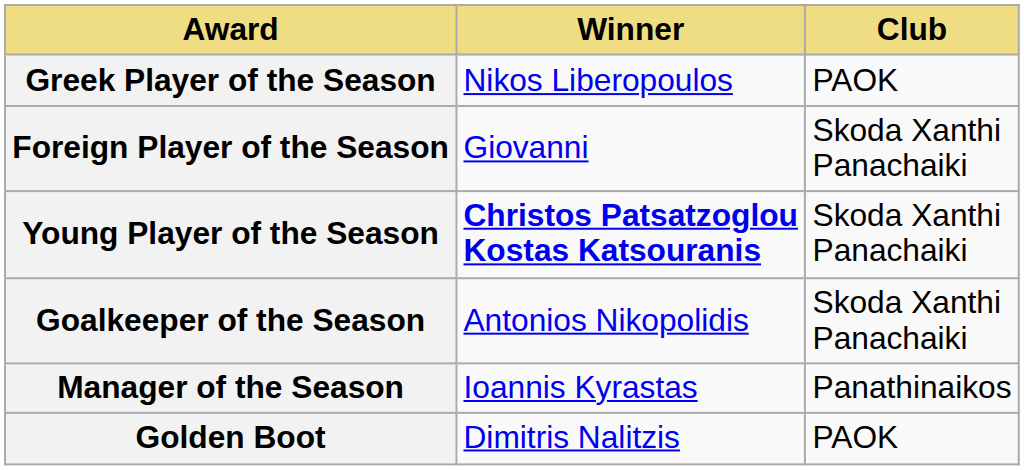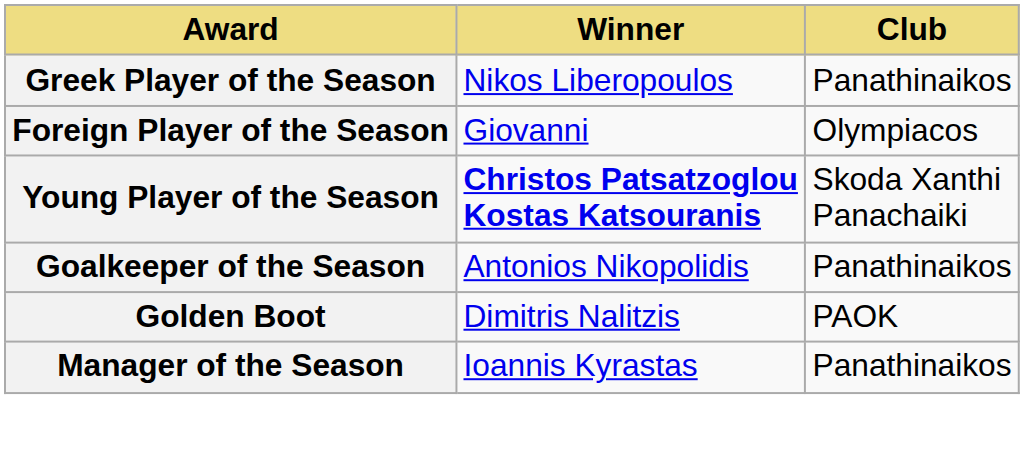(855, 79) PAOK -> (912, 79) Panathinaikos
(907, 147) Skoda Xanthi Panachaiki -> (895, 130) Olympiacos
(907, 319) Skoda Xanthi Panachaiki -> (912, 266) Panathinaikos
rows swapped: (231, 437) <-> (231, 387)
